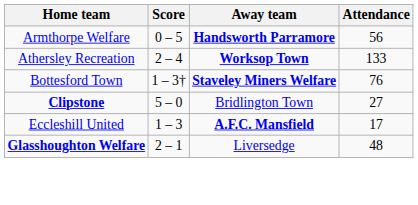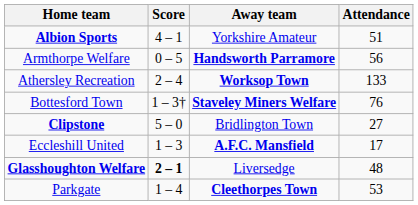+ row: (76, 37)
(169, 146) normal -> (169, 168) bold
+ row: (76, 189)
